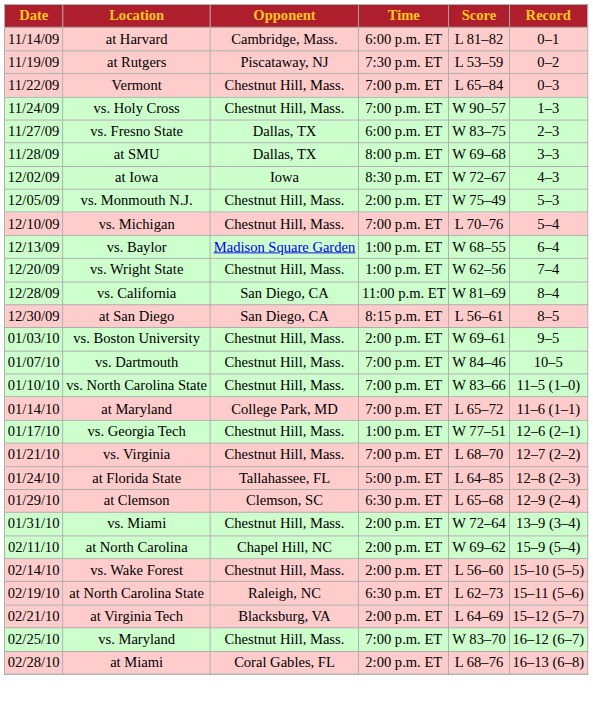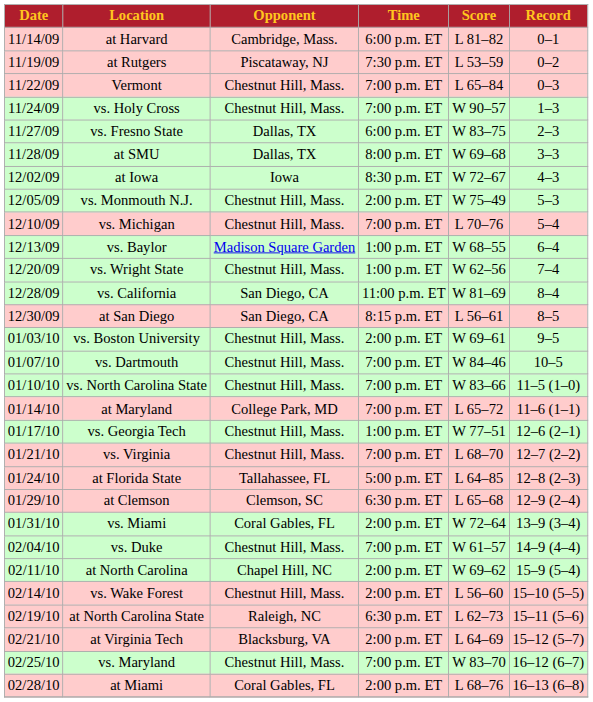(284, 524) Chestnut Hill, Mass. -> (284, 524) Coral Gables, FL
+ row: (137, 547)
